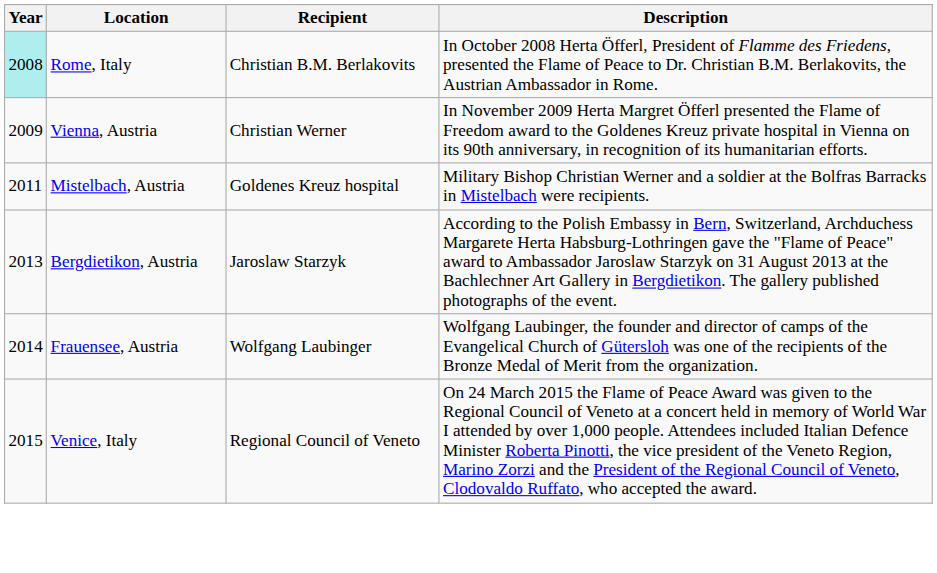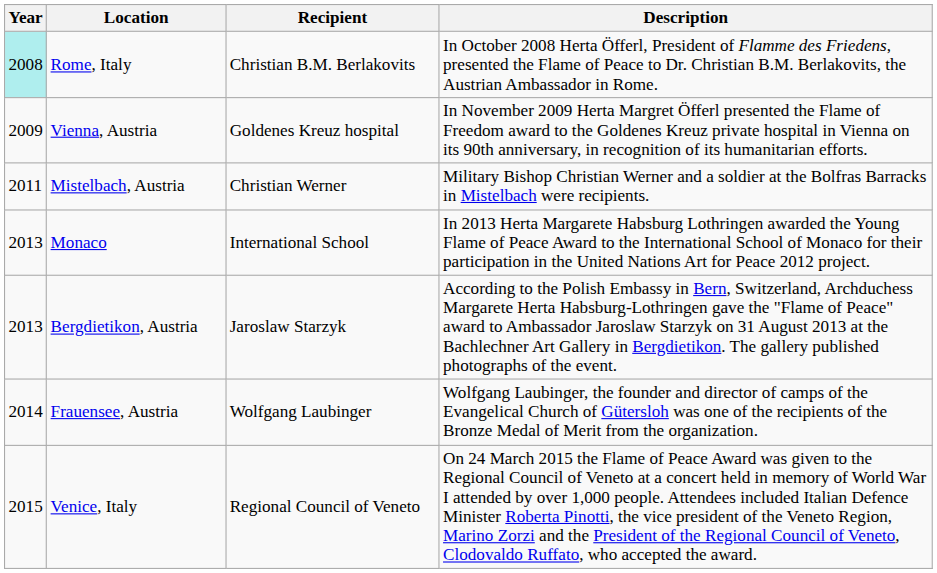(288, 130) Christian Werner -> (314, 130) Goldenes Kreuz hospital
(314, 186) Goldenes Kreuz hospital -> (288, 186) Christian Werner
+ row: (79, 242)
